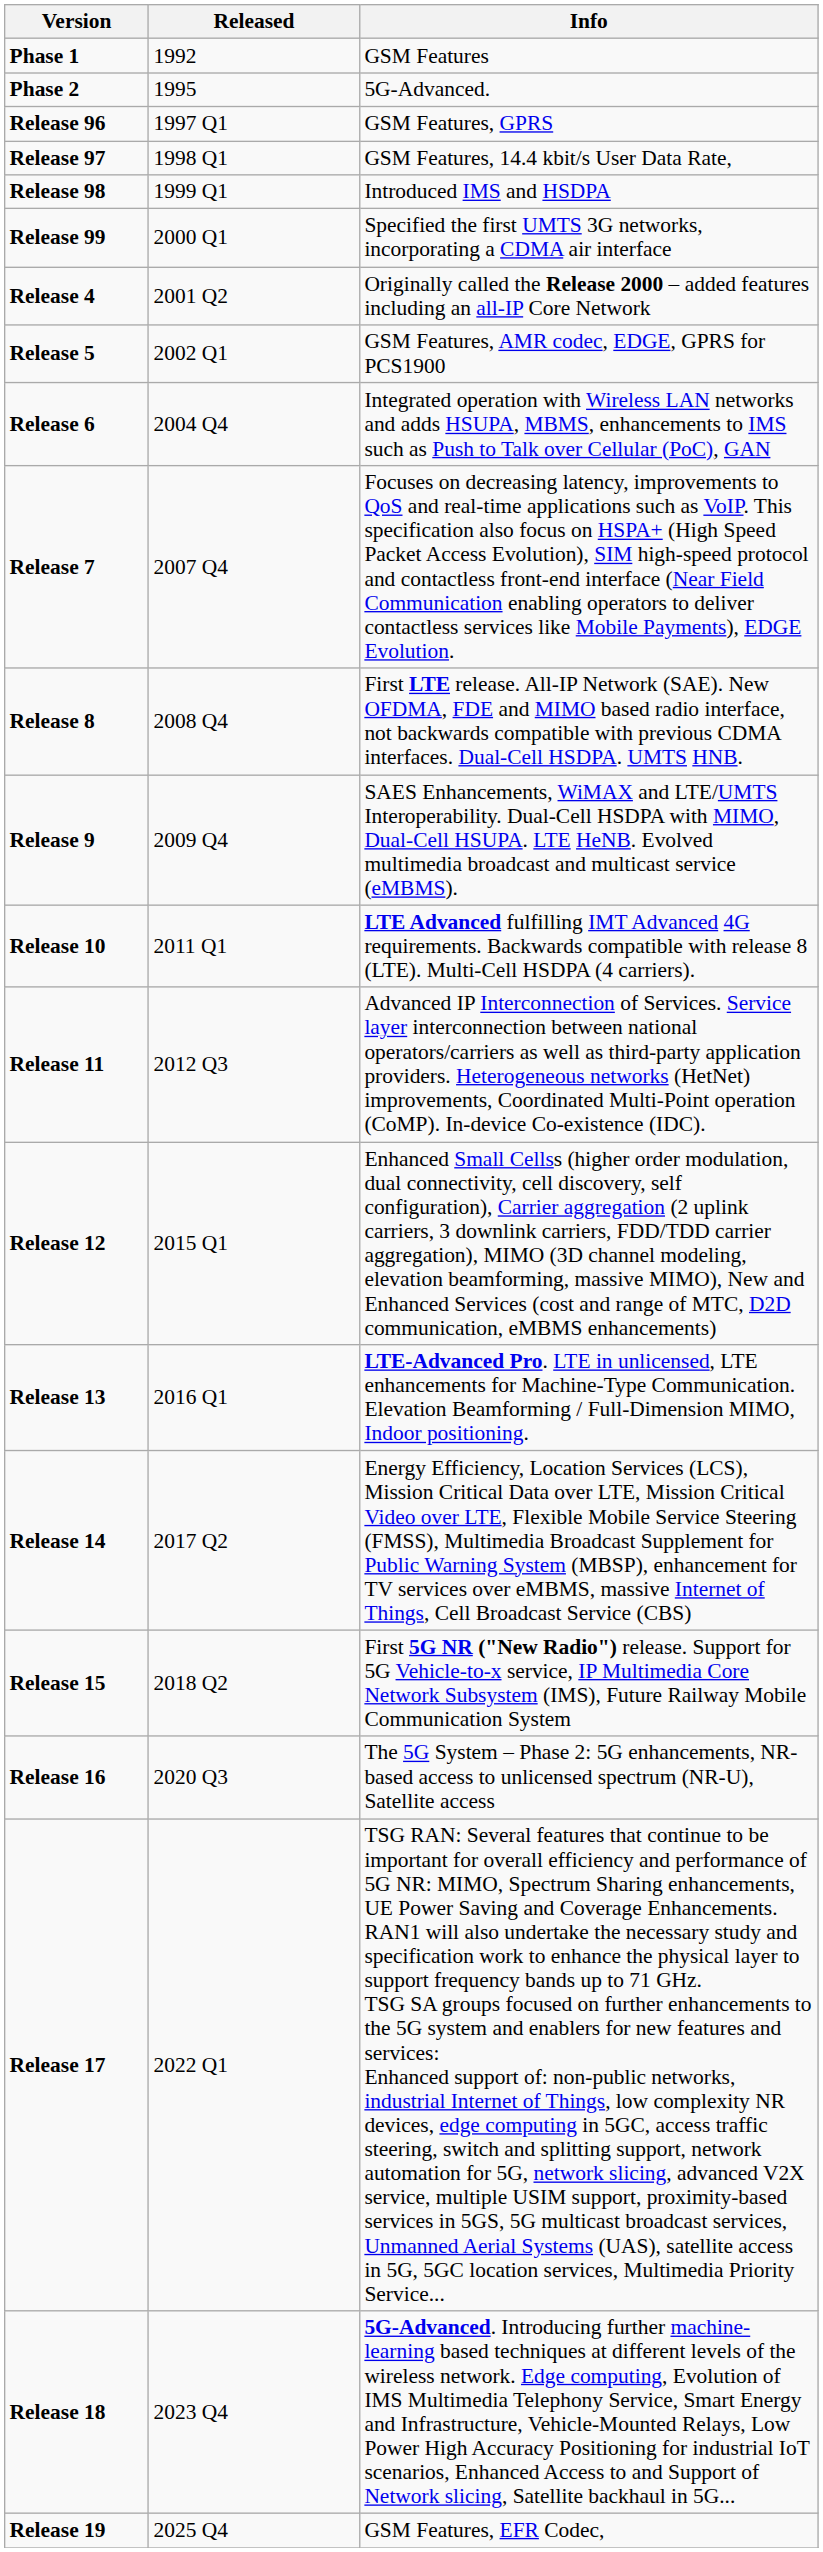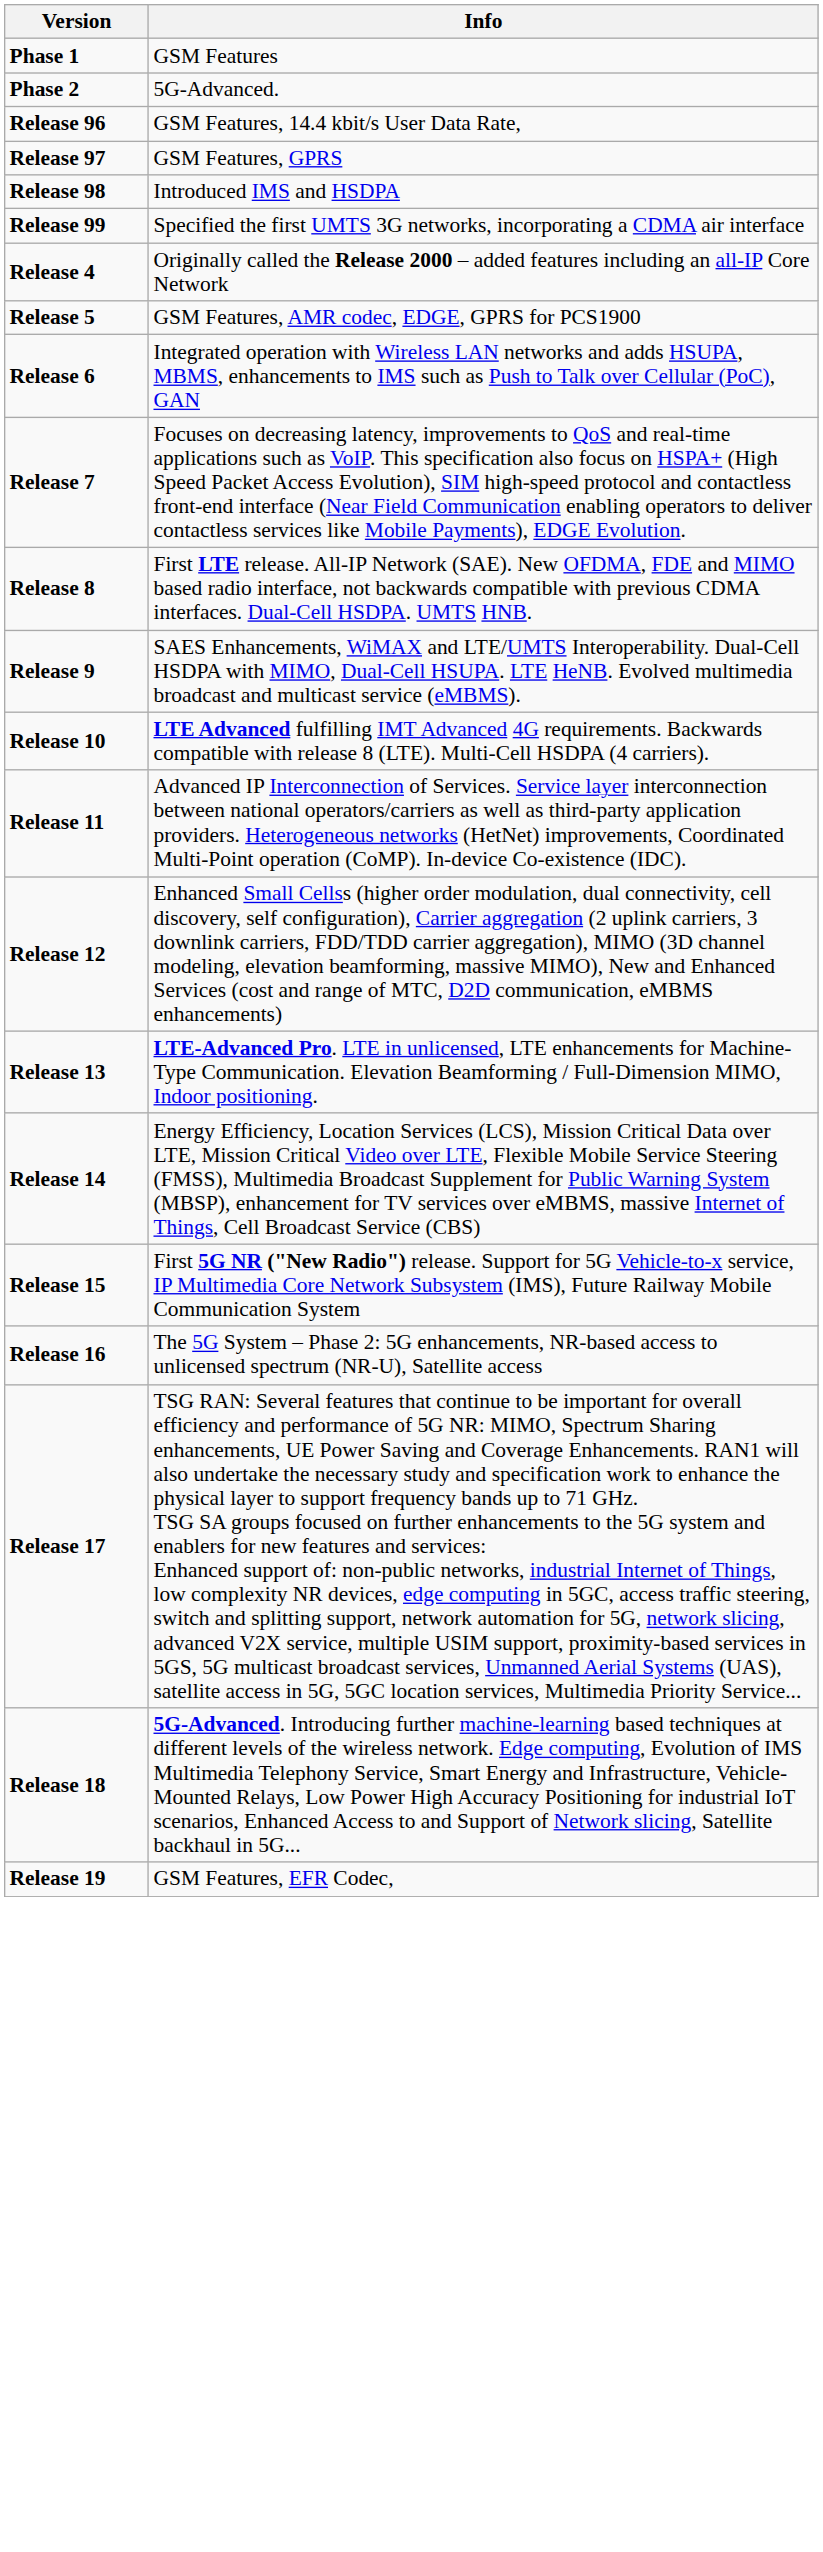- column: (254, 21)
(459, 123) GSM Features, GPRS -> (337, 123) GSM Features, 14.4 kbit/s User Data Rate,
(548, 157) GSM Features, 14.4 kbit/s User Data Rate, -> (248, 157) GSM Features, GPRS
